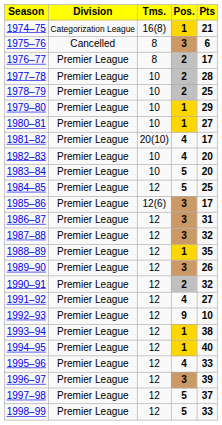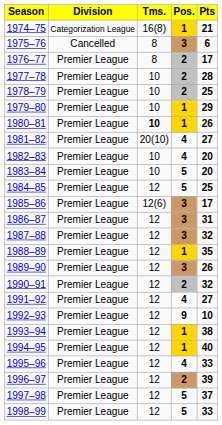(154, 124) normal -> (154, 124) bold
(207, 124) 27 -> (207, 124) 26
(207, 140) 17 -> (207, 140) 27
(184, 380) 3 -> (184, 380) 2
